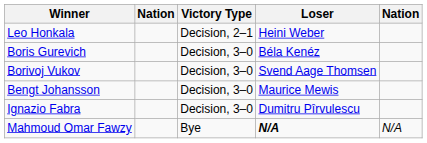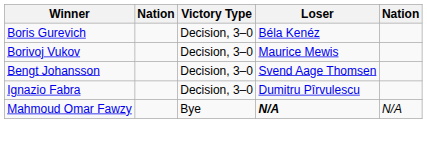- row: (41, 33)
(317, 71) Svend Aage Thomsen -> (298, 52) Maurice Mewis
(298, 90) Maurice Mewis -> (317, 71) Svend Aage Thomsen
